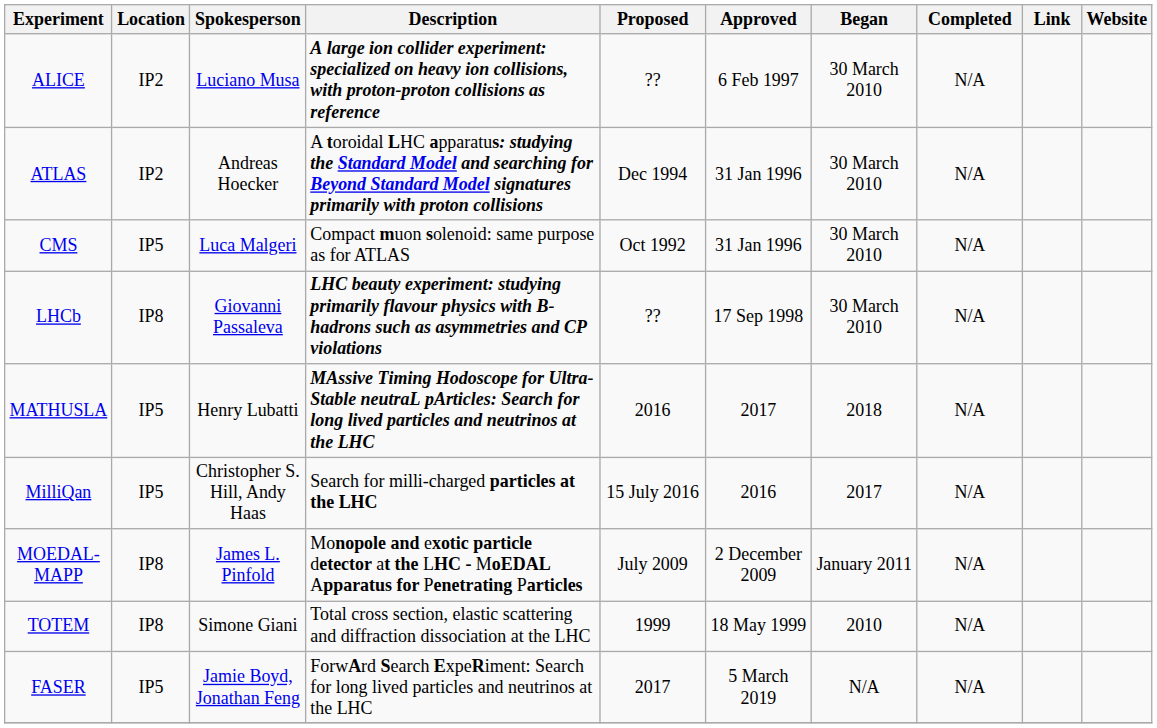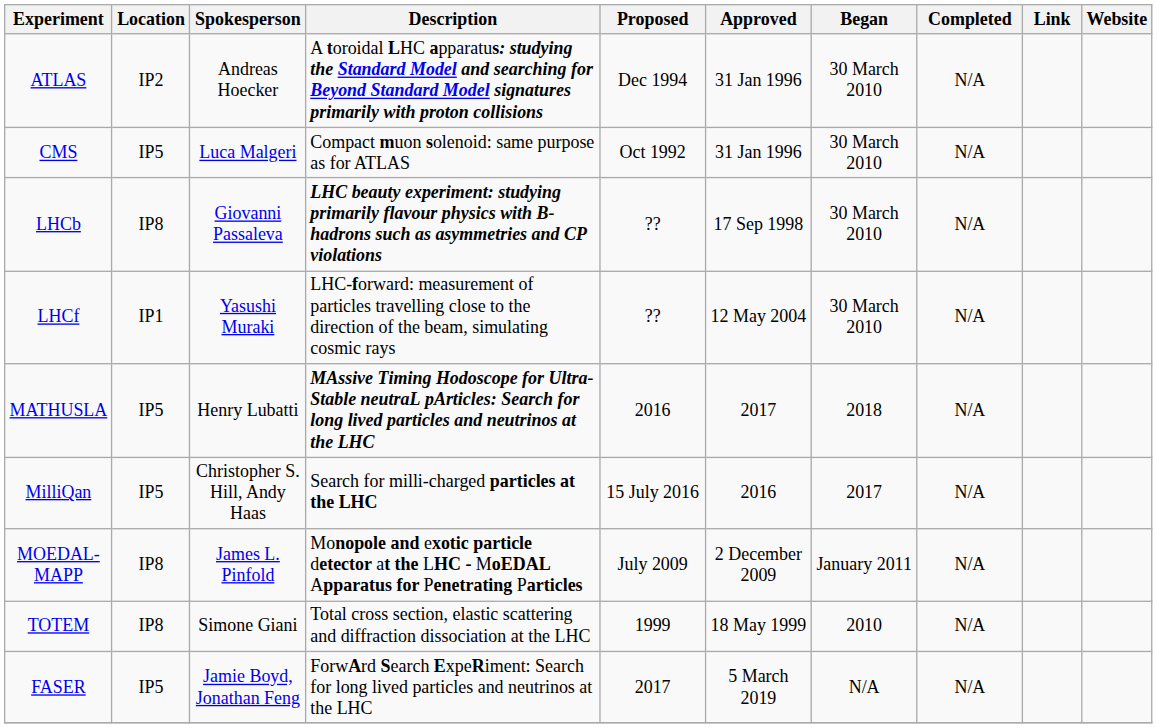- row: (58, 80)
+ row: (58, 316)
